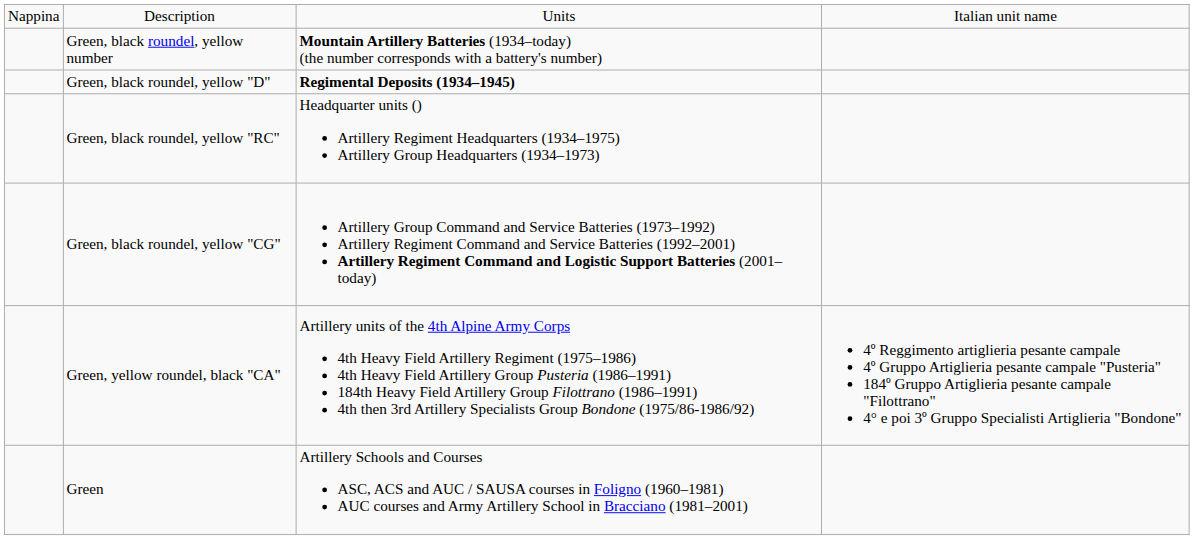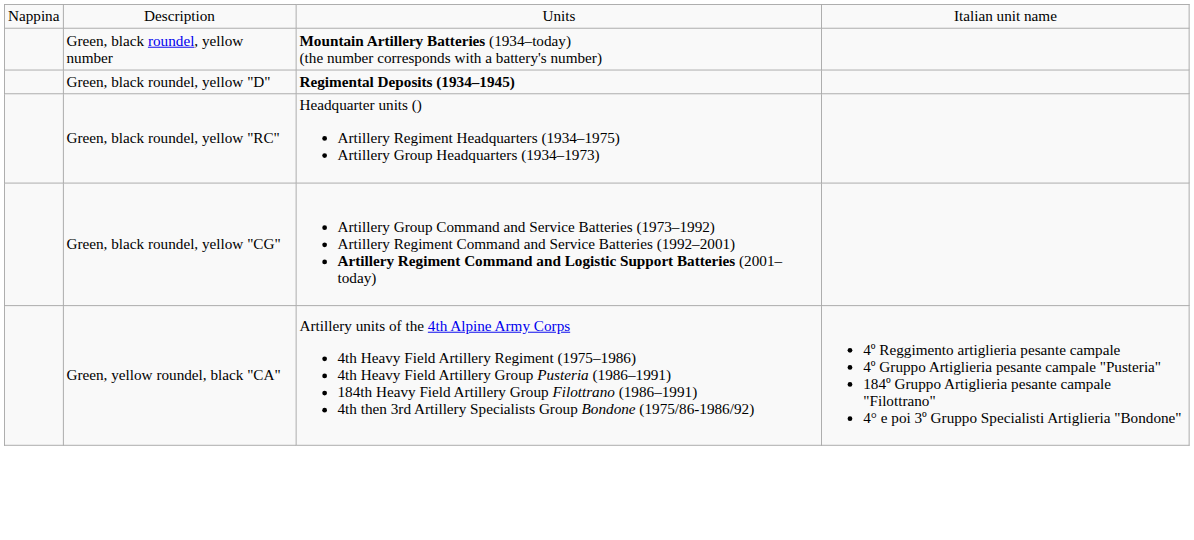- row: (85, 489)
